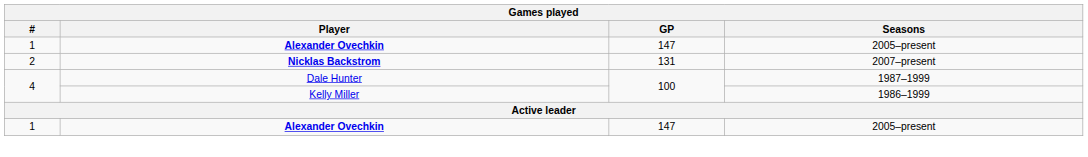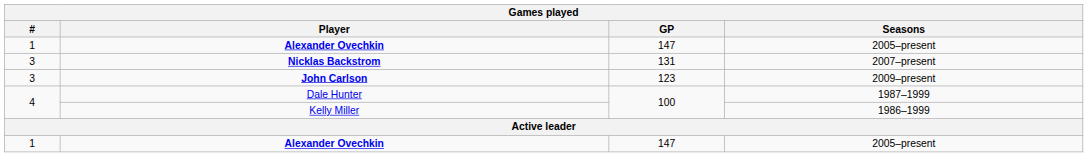(32, 62) 2 -> (32, 62) 3
+ row: (334, 78)
